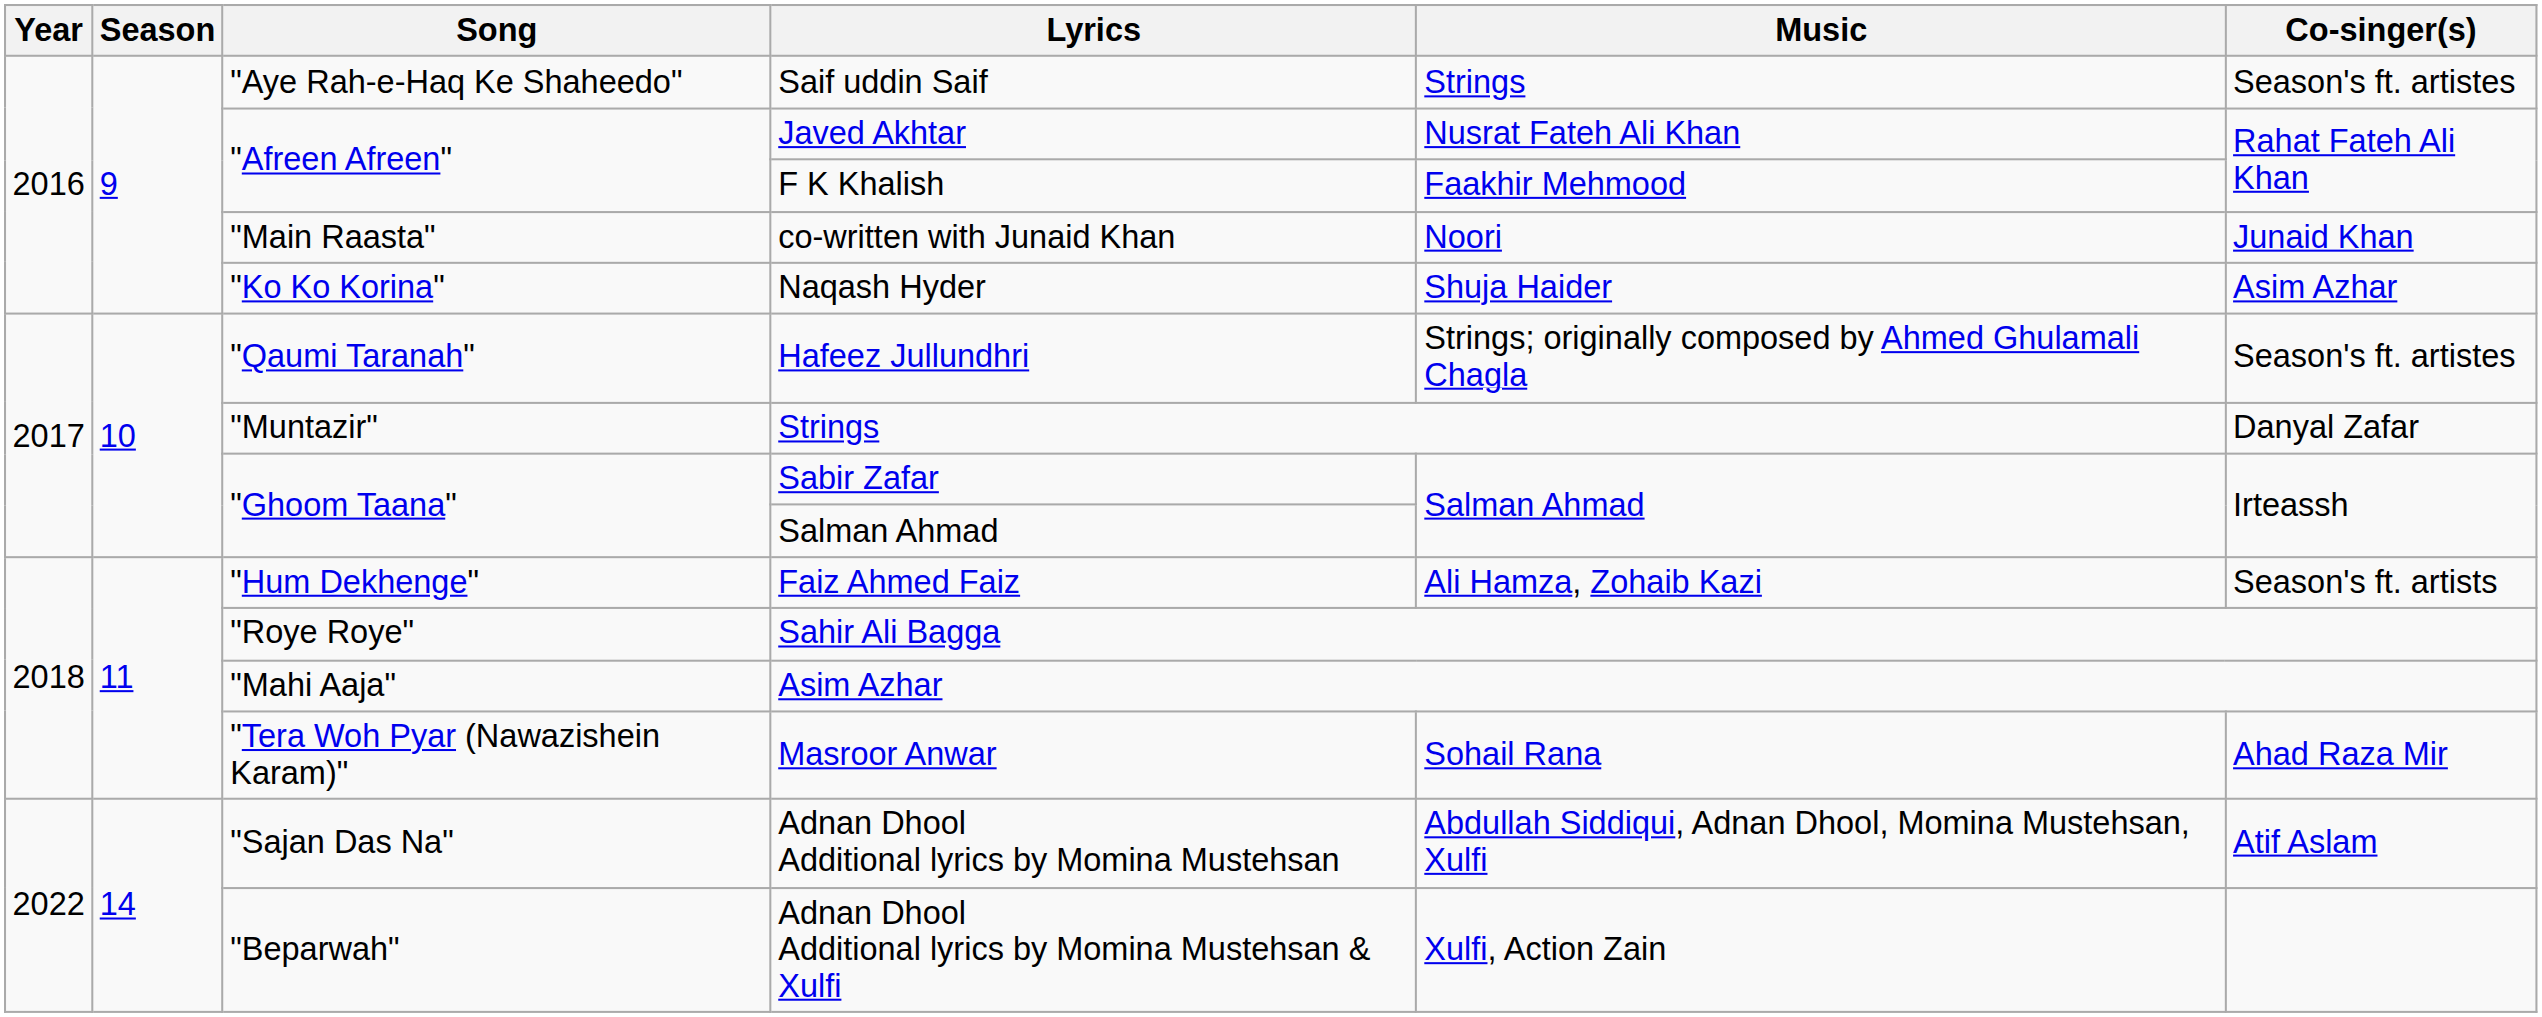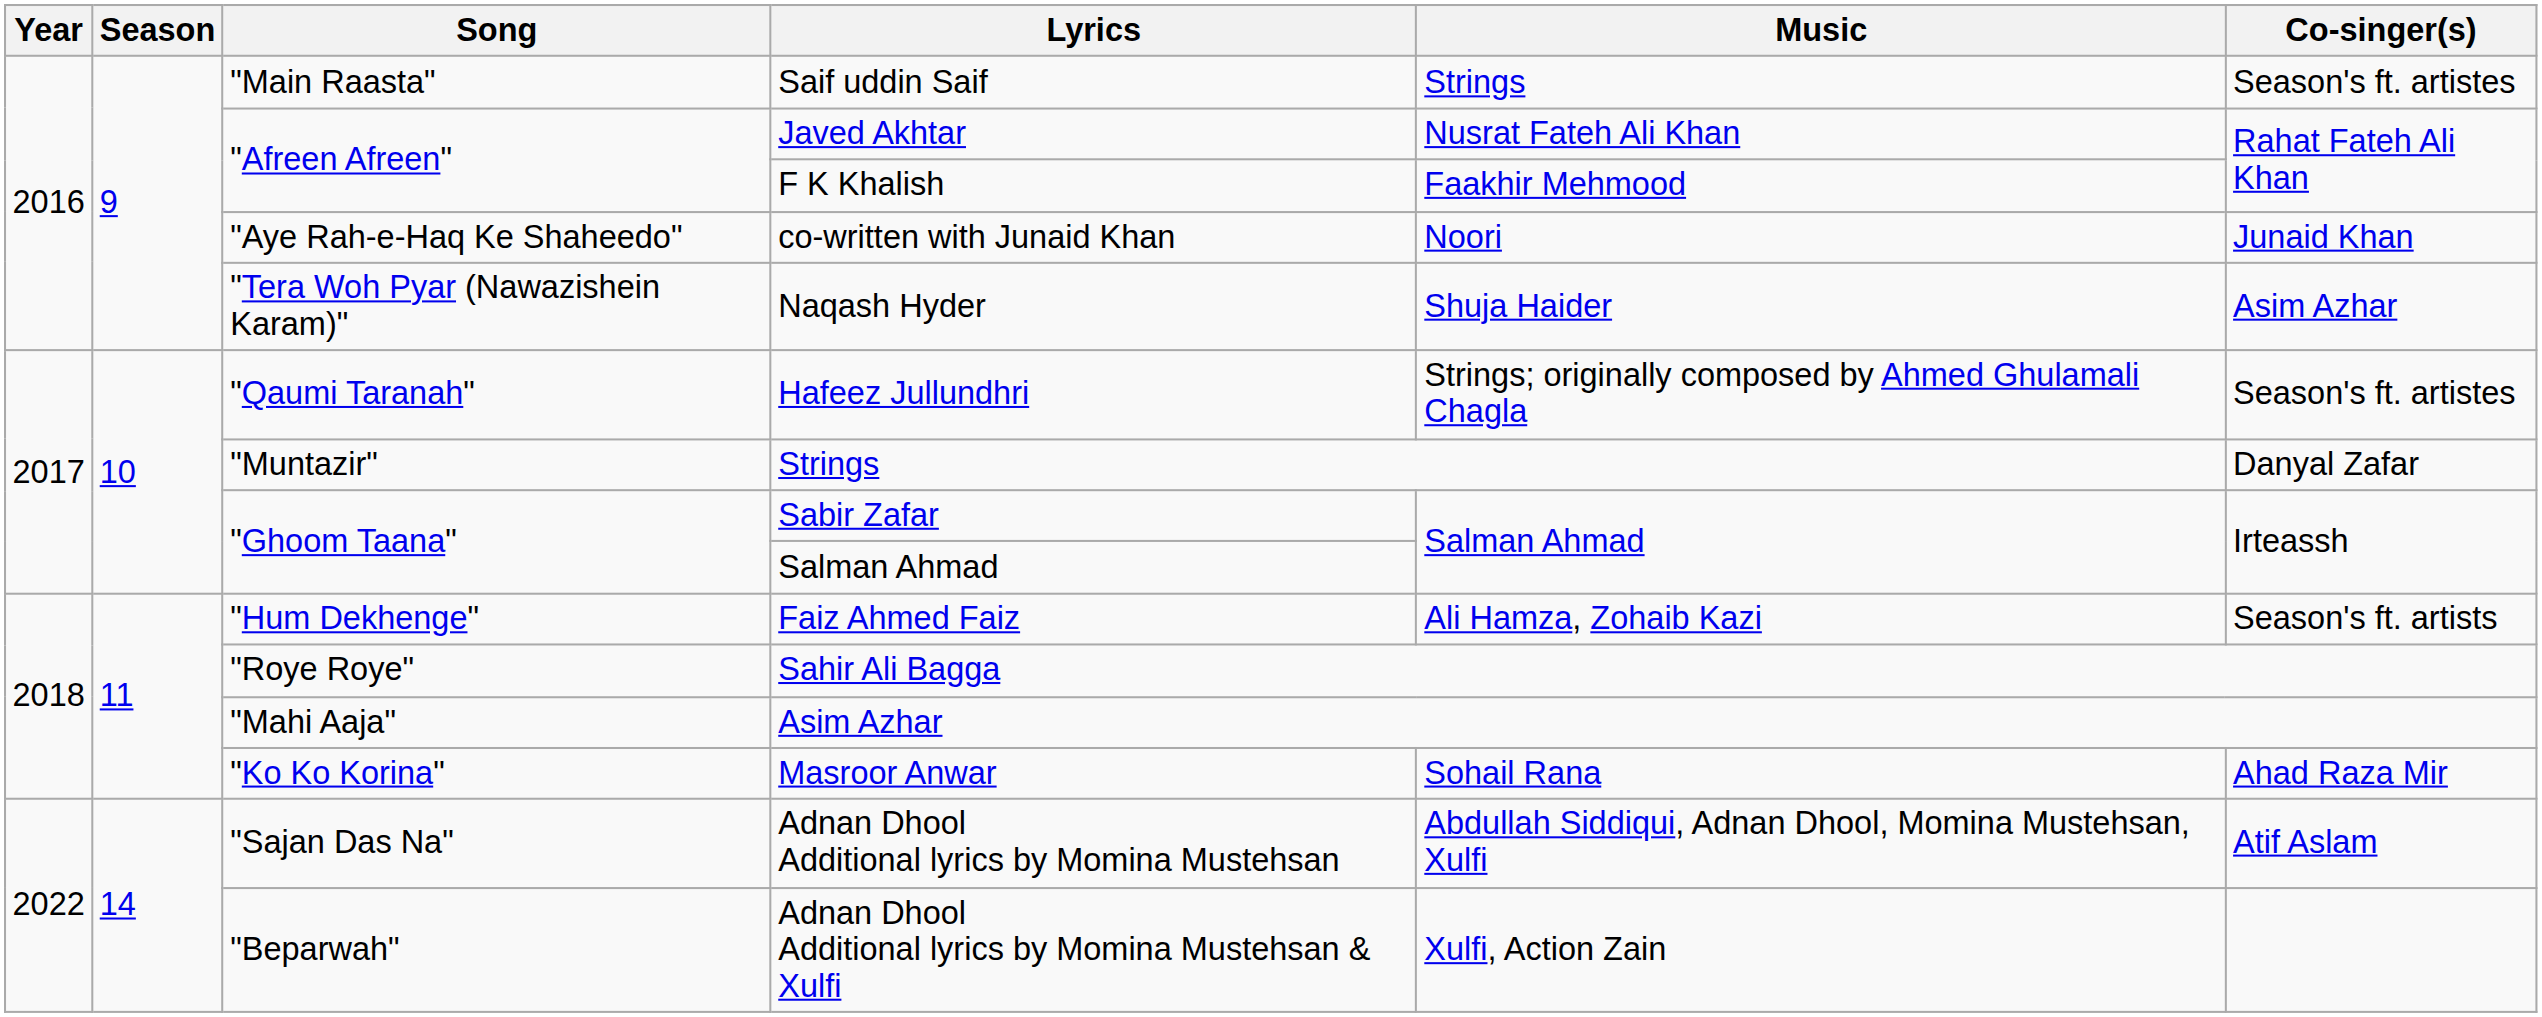(456, 81) "Aye Rah-e-Haq Ke Shaheedo" -> (333, 81) "Main Raasta"
(333, 236) "Main Raasta" -> (456, 236) "Aye Rah-e-Haq Ke Shaheedo"
(337, 287) "Ko Ko Korina" -> (445, 306) "Tera Woh Pyar (Nawazishein Karam)"
(445, 754) "Tera Woh Pyar (Nawazishein Karam)" -> (337, 772) "Ko Ko Korina"
